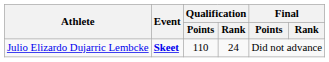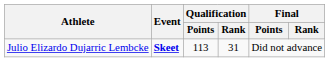(201, 48) 110 -> (201, 48) 113
(233, 48) 24 -> (233, 48) 31
